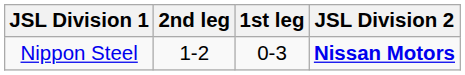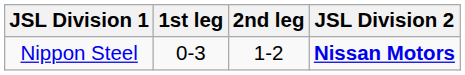columns swapped: (272, 20) <-> (194, 20)
